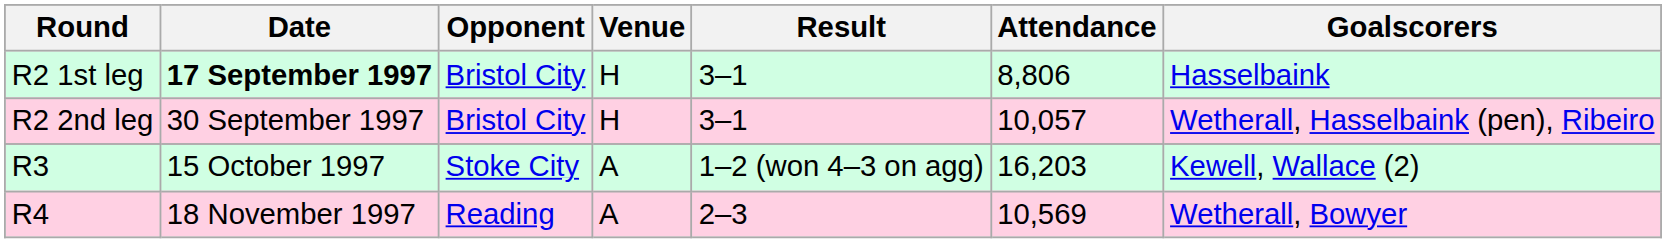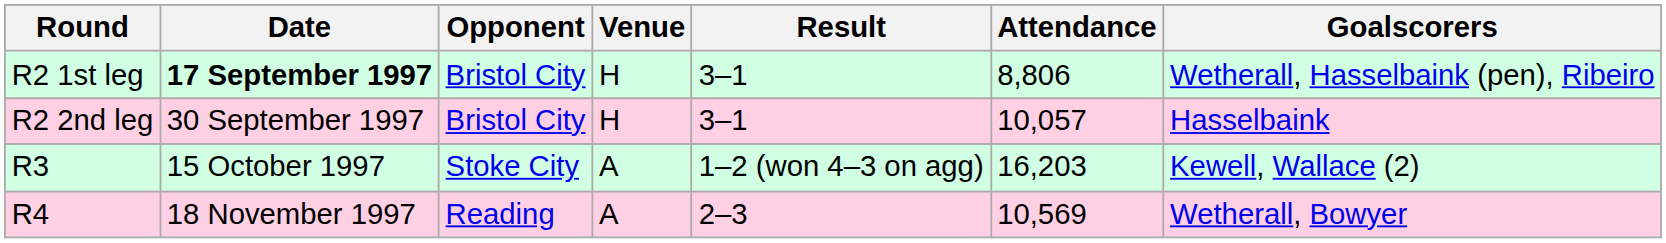(1250, 74) Hasselbaink -> (1412, 74) Wetherall, Hasselbaink (pen), Ribeiro
(1412, 120) Wetherall, Hasselbaink (pen), Ribeiro -> (1250, 120) Hasselbaink
